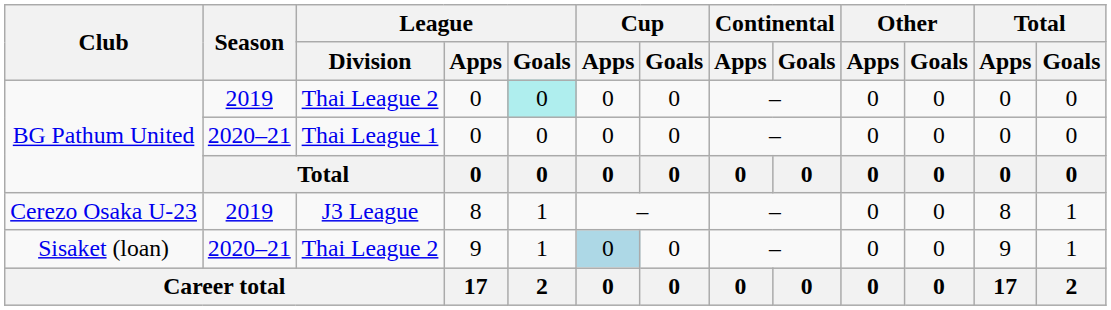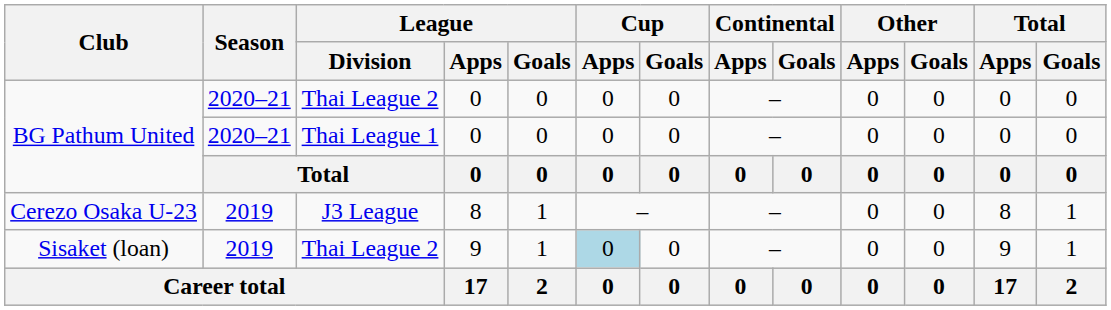(249, 98) 2019 -> (249, 98) 2020–21
(542, 98) paleturquoise background -> (542, 98) no background
(249, 248) 2020–21 -> (249, 248) 2019
